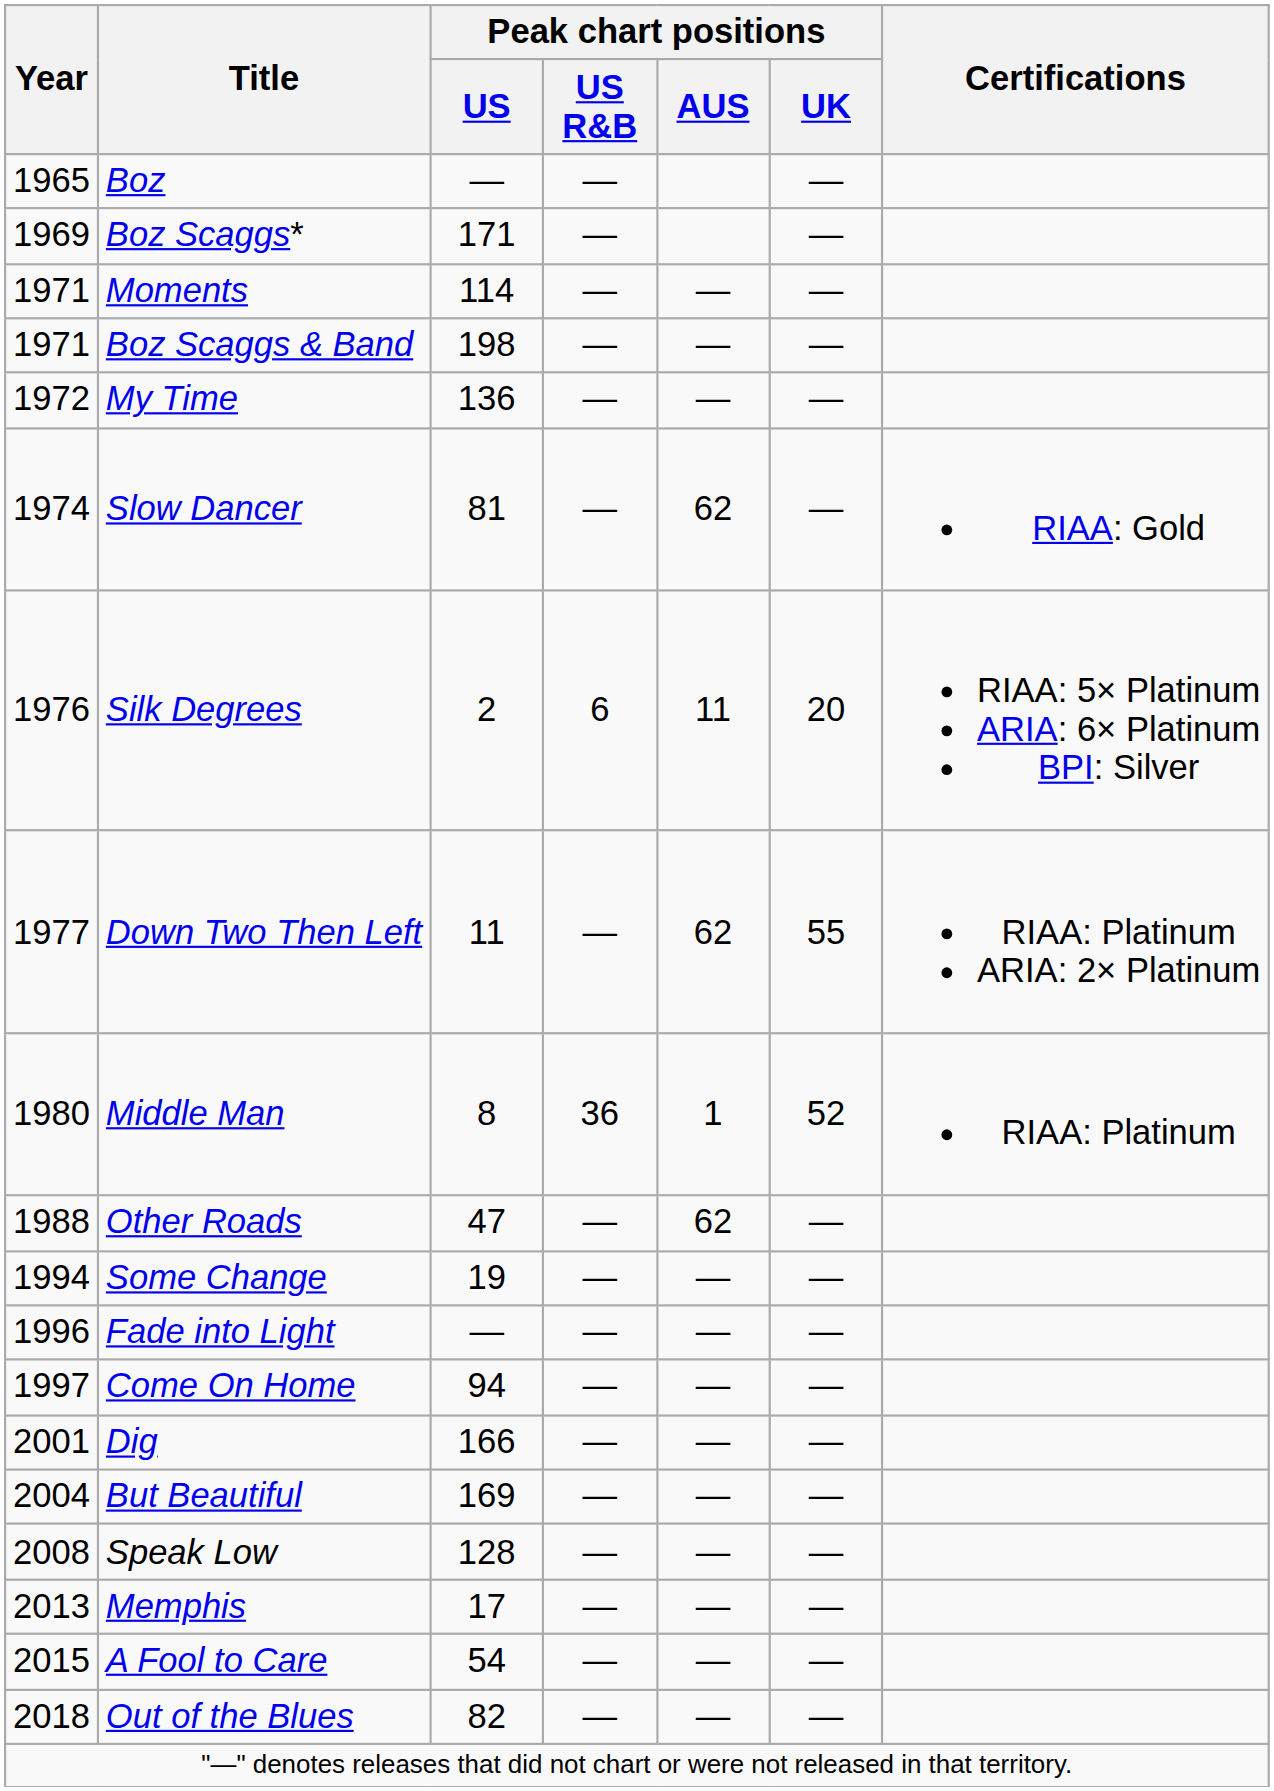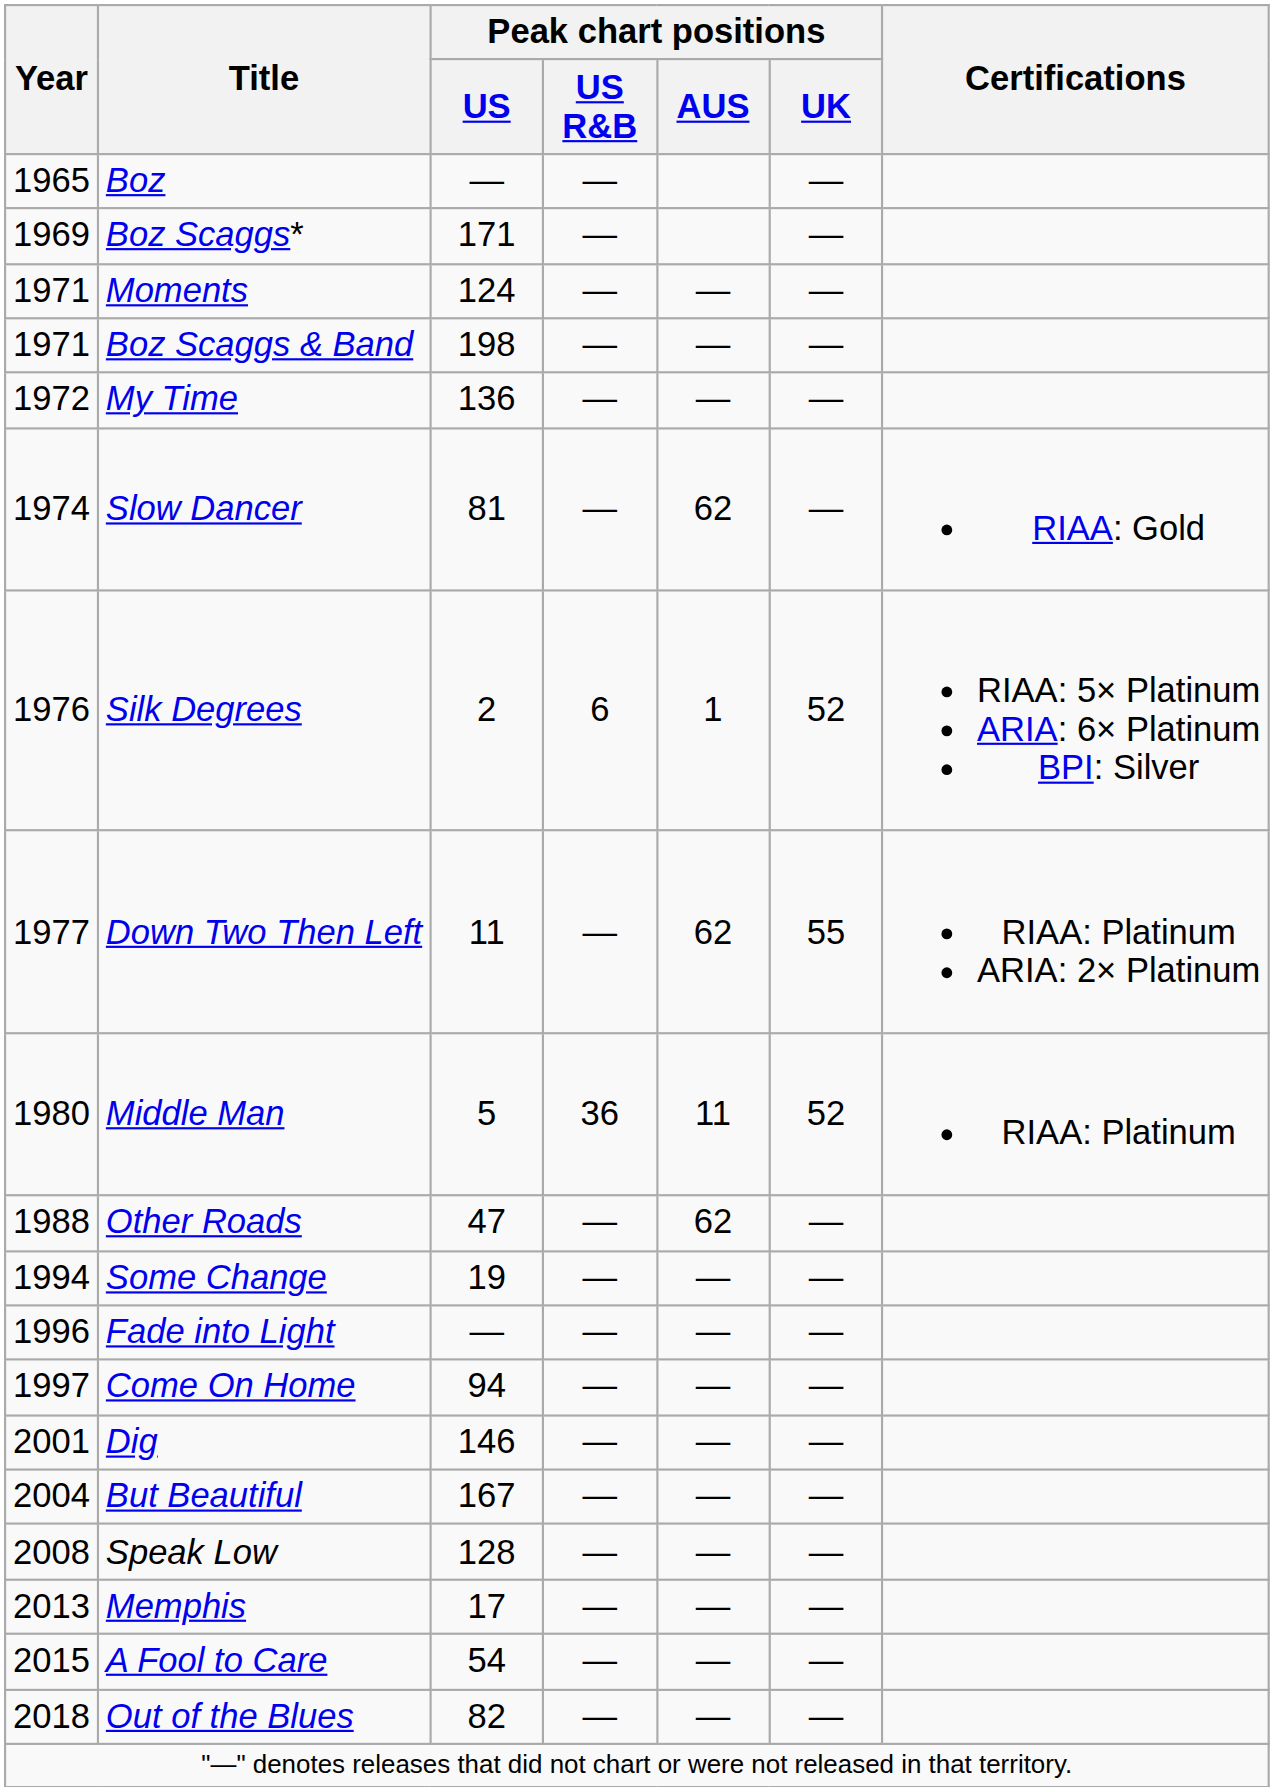(487, 290) 114 -> (487, 290) 124
(713, 710) 11 -> (713, 710) 1
(826, 710) 20 -> (826, 710) 52
(487, 1113) 8 -> (487, 1113) 5
(713, 1113) 1 -> (713, 1113) 11
(487, 1441) 166 -> (487, 1441) 146
(487, 1496) 169 -> (487, 1496) 167
